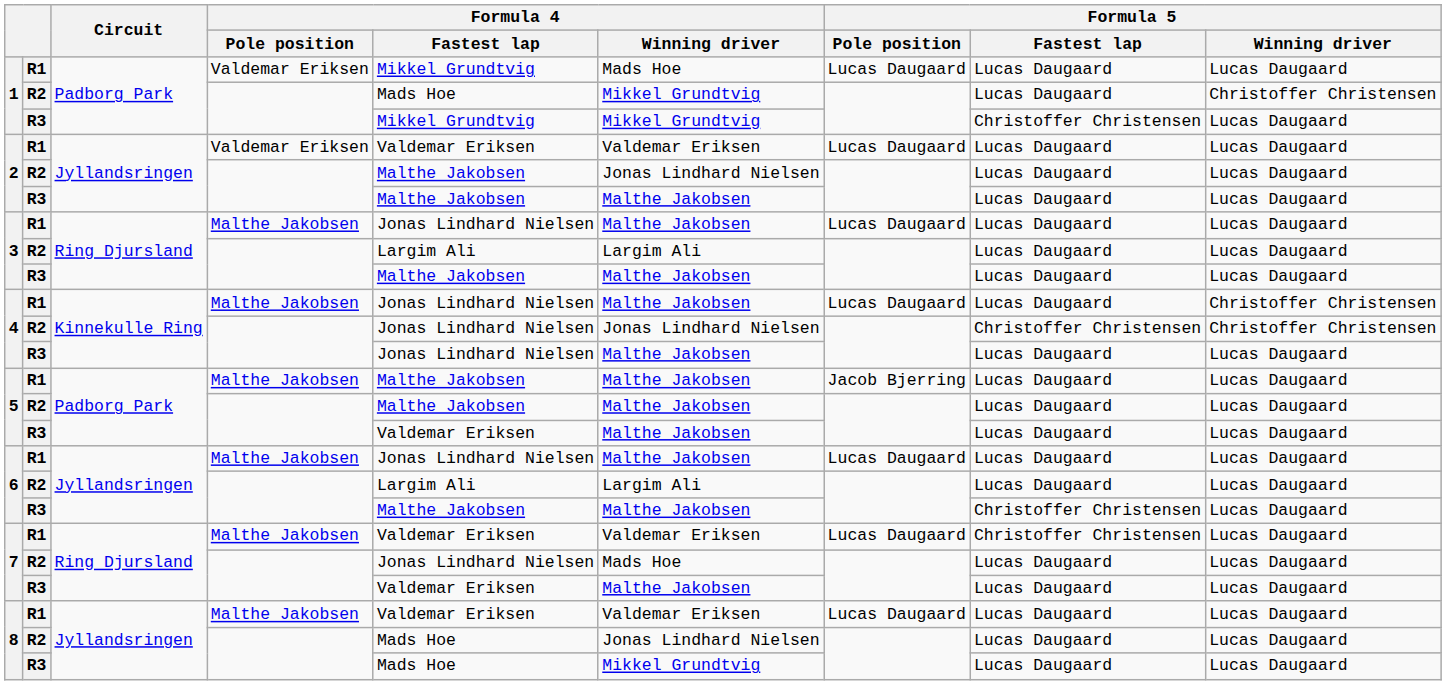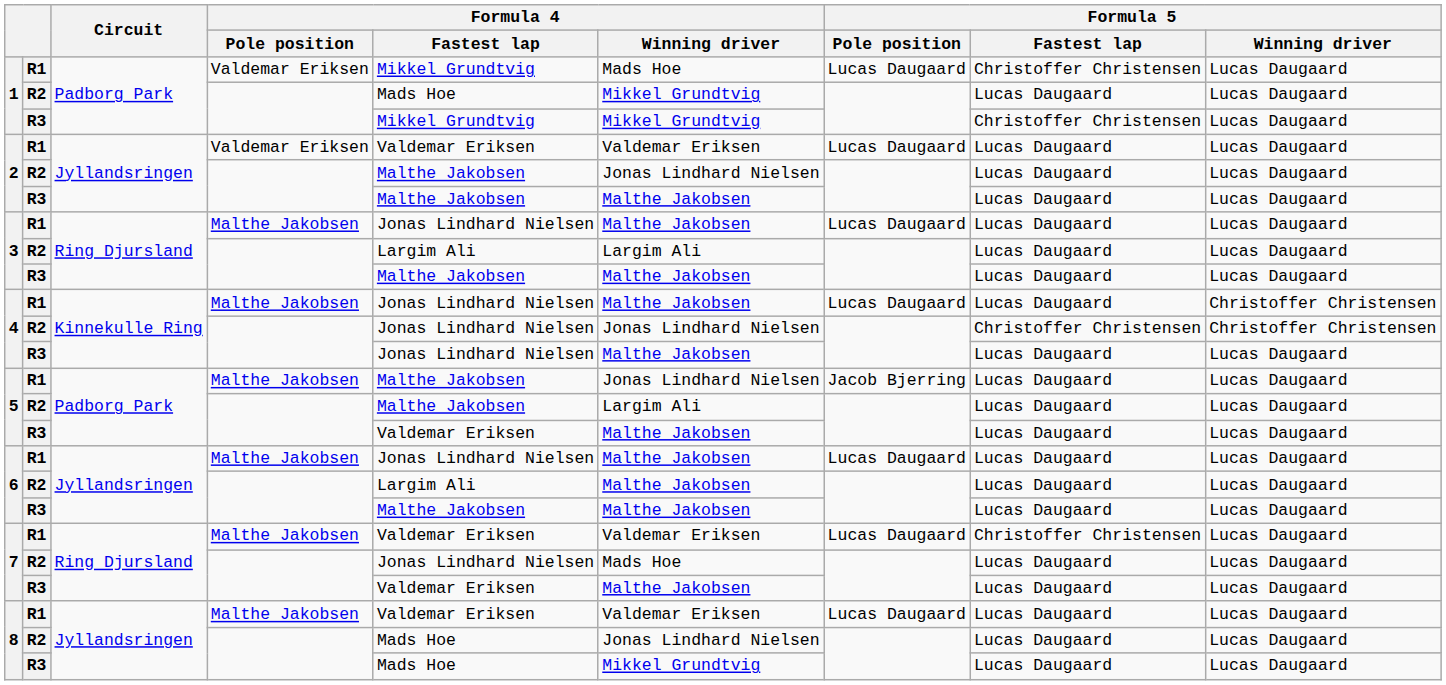(1043, 70) Lucas Daugaard -> (1088, 70) Christoffer Christensen
(1323, 96) Christoffer Christensen -> (1278, 96) Lucas Daugaard
(676, 381) Malthe Jakobsen -> (711, 381) Jonas Lindhard Nielsen
(676, 407) Malthe Jakobsen -> (652, 407) Largim Ali
(652, 485) Largim Ali -> (676, 485) Malthe Jakobsen
(1088, 511) Christoffer Christensen -> (1043, 511) Lucas Daugaard
